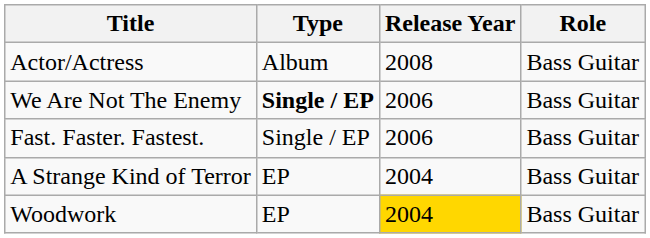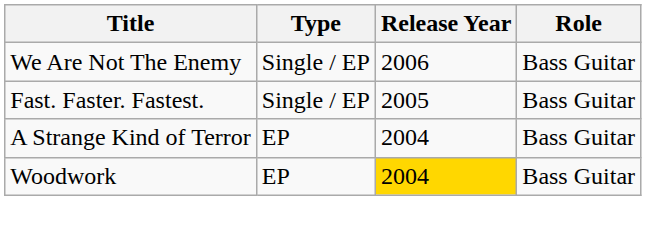- row: (77, 61)
(318, 99) bold -> (316, 61) normal
(409, 137) 2006 -> (405, 99) 2005
